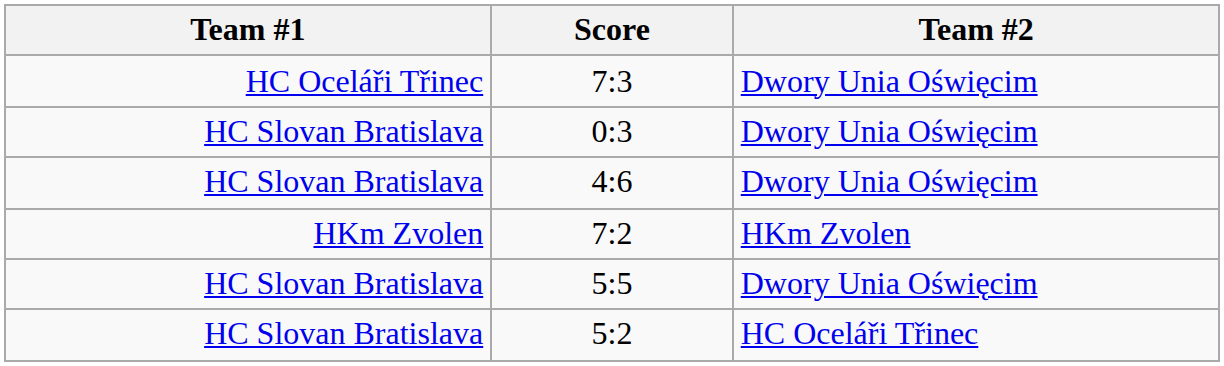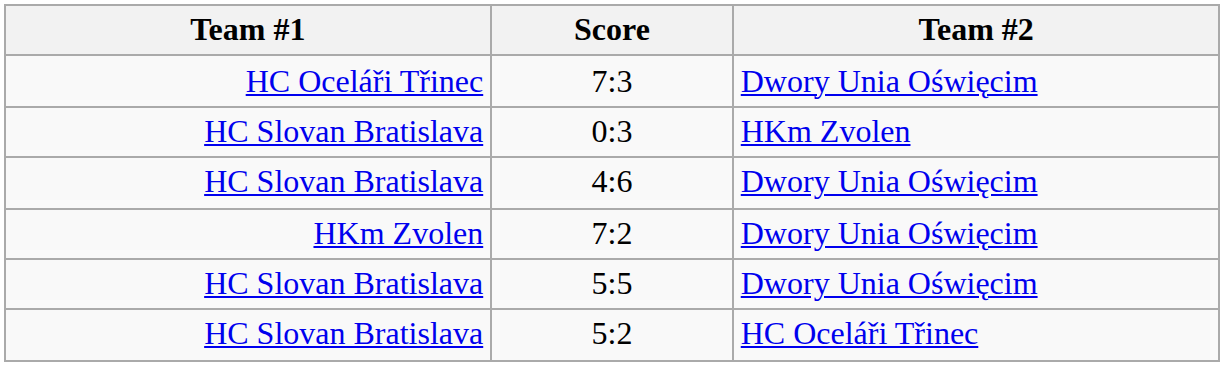(889, 131) Dwory Unia Oświęcim -> (826, 131) HKm Zvolen
(826, 232) HKm Zvolen -> (889, 232) Dwory Unia Oświęcim
